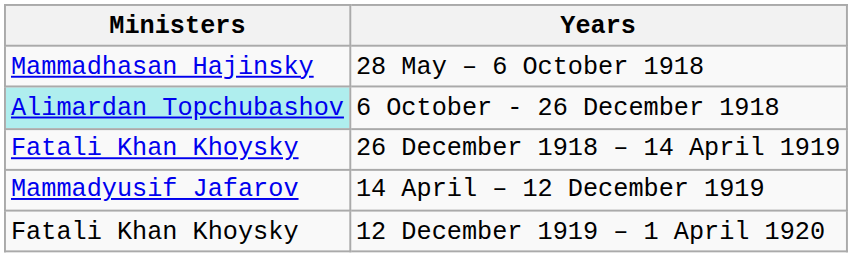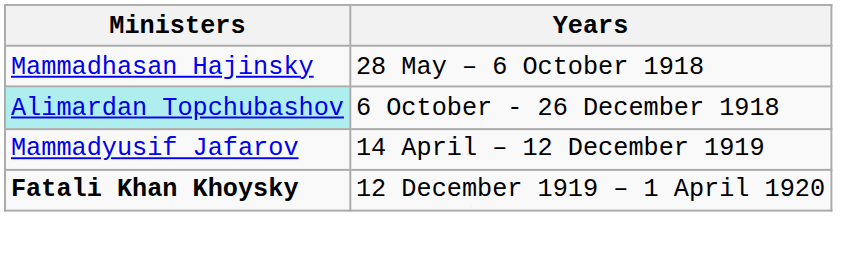- row: (598, 149)
(155, 231) normal -> (155, 190) bold
